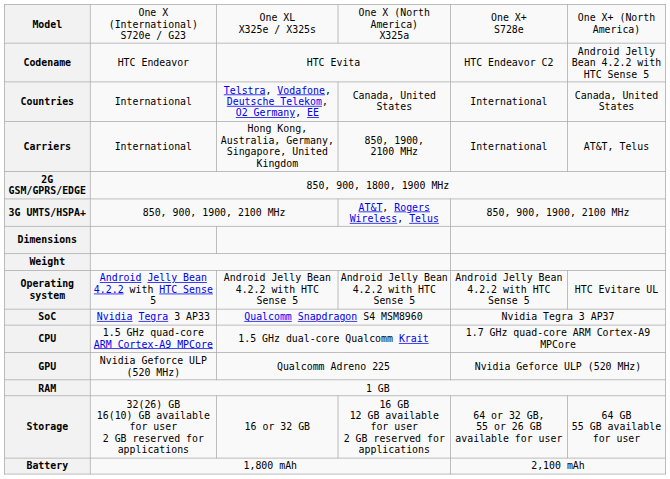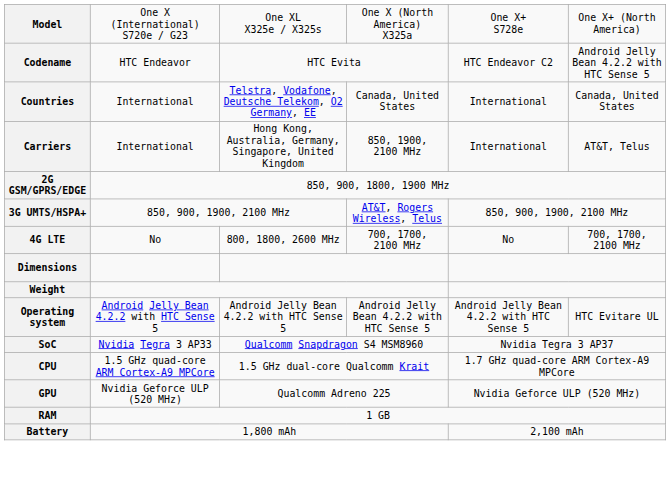+ row: (47, 240)
- row: (47, 427)
